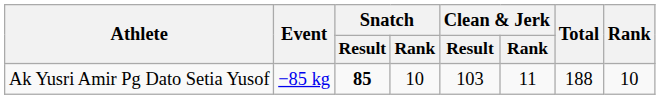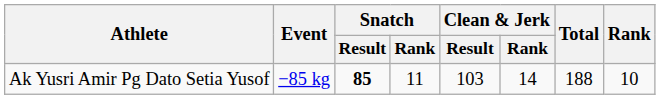(415, 79) 10 -> (415, 79) 11
(528, 79) 11 -> (528, 79) 14
